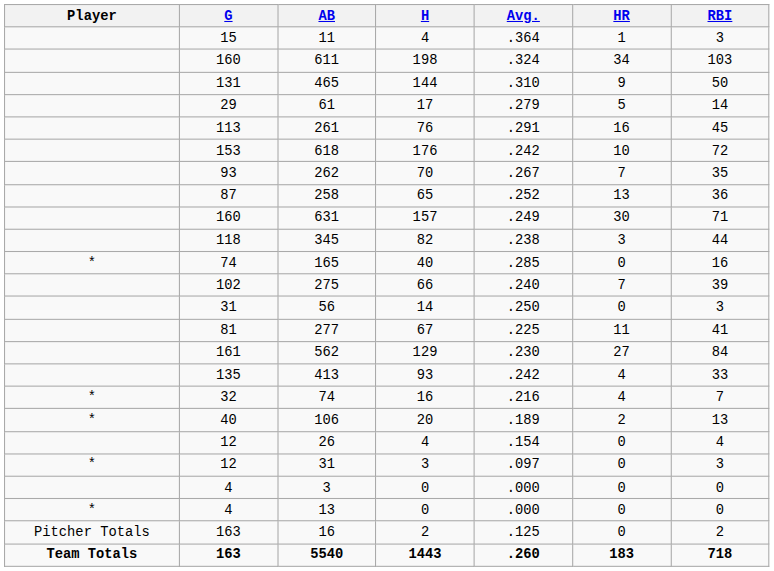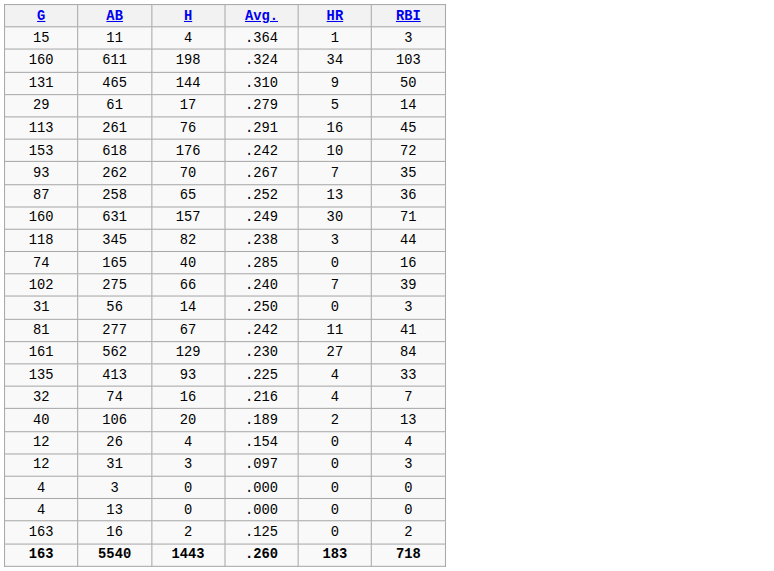- column: (92, 16)
(523, 330) .225 -> (261, 330) .242
(523, 375) .242 -> (261, 375) .225
